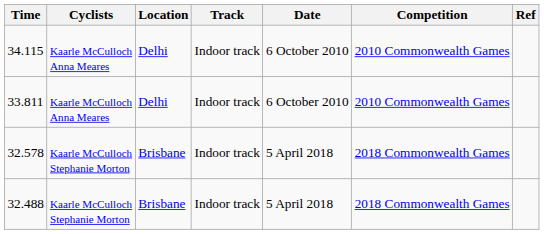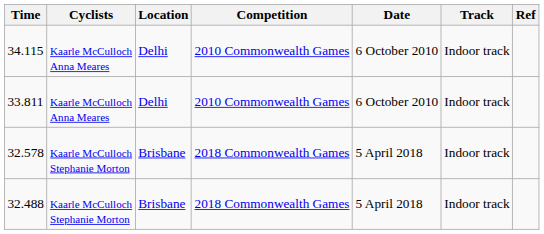columns swapped: (227, 15) <-> (432, 15)
